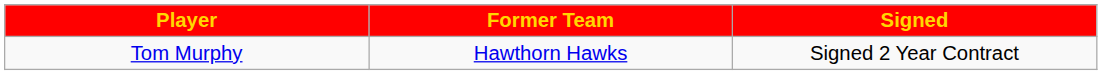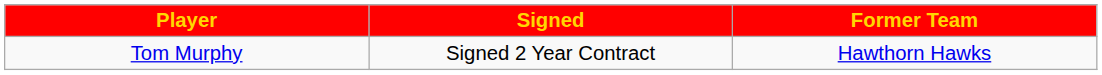columns swapped: (914, 20) <-> (551, 20)
